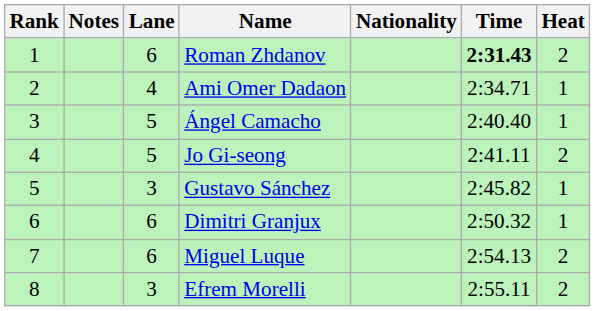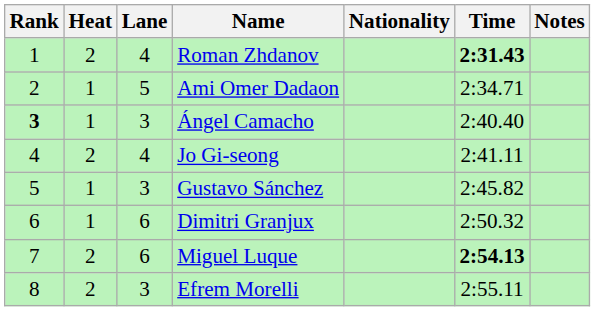columns swapped: (563, 21) <-> (94, 21)
(152, 54) 6 -> (145, 54) 4
(152, 88) 4 -> (145, 88) 5
(34, 121) normal -> (34, 121) bold
(152, 121) 5 -> (145, 121) 3
(152, 155) 5 -> (145, 155) 4
(499, 255) normal -> (492, 255) bold
